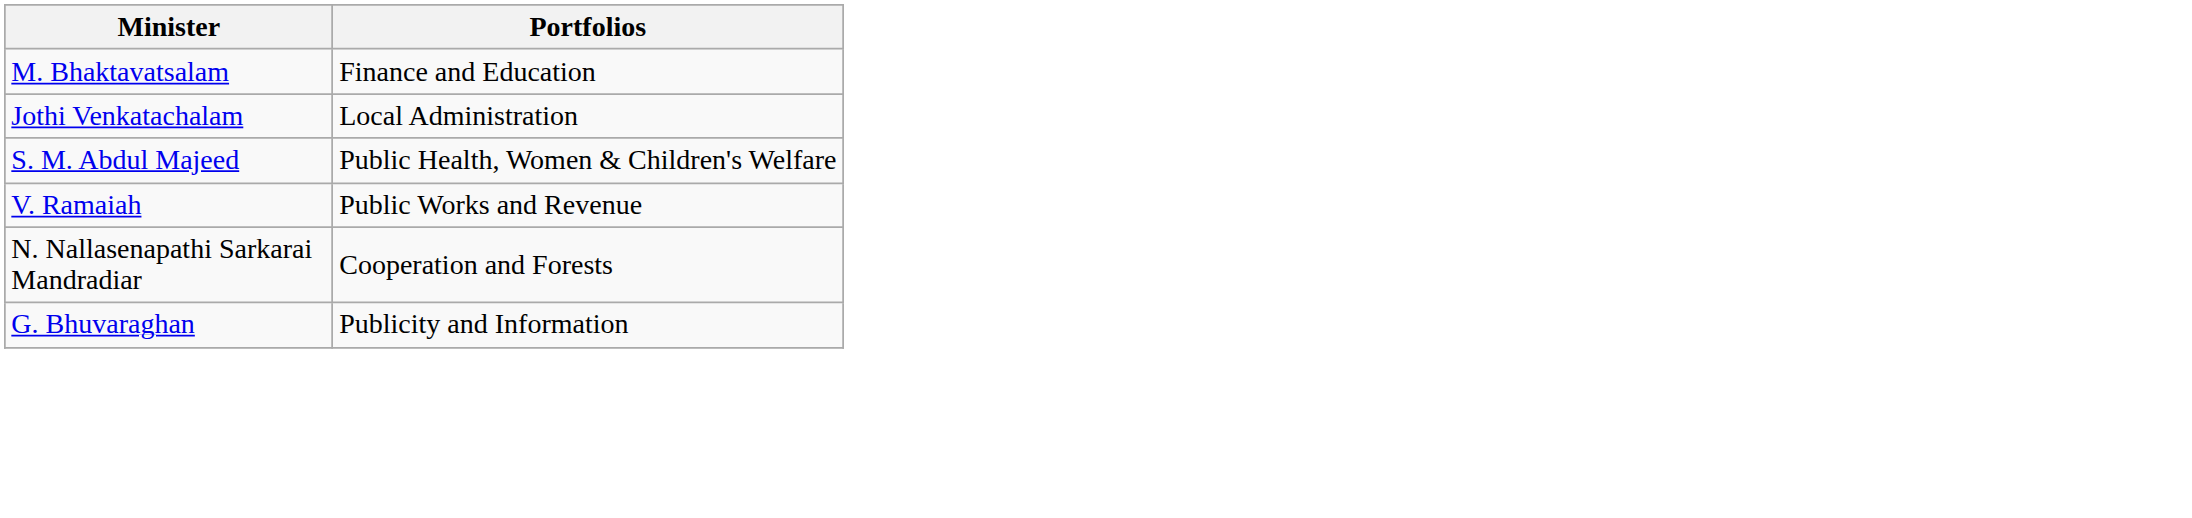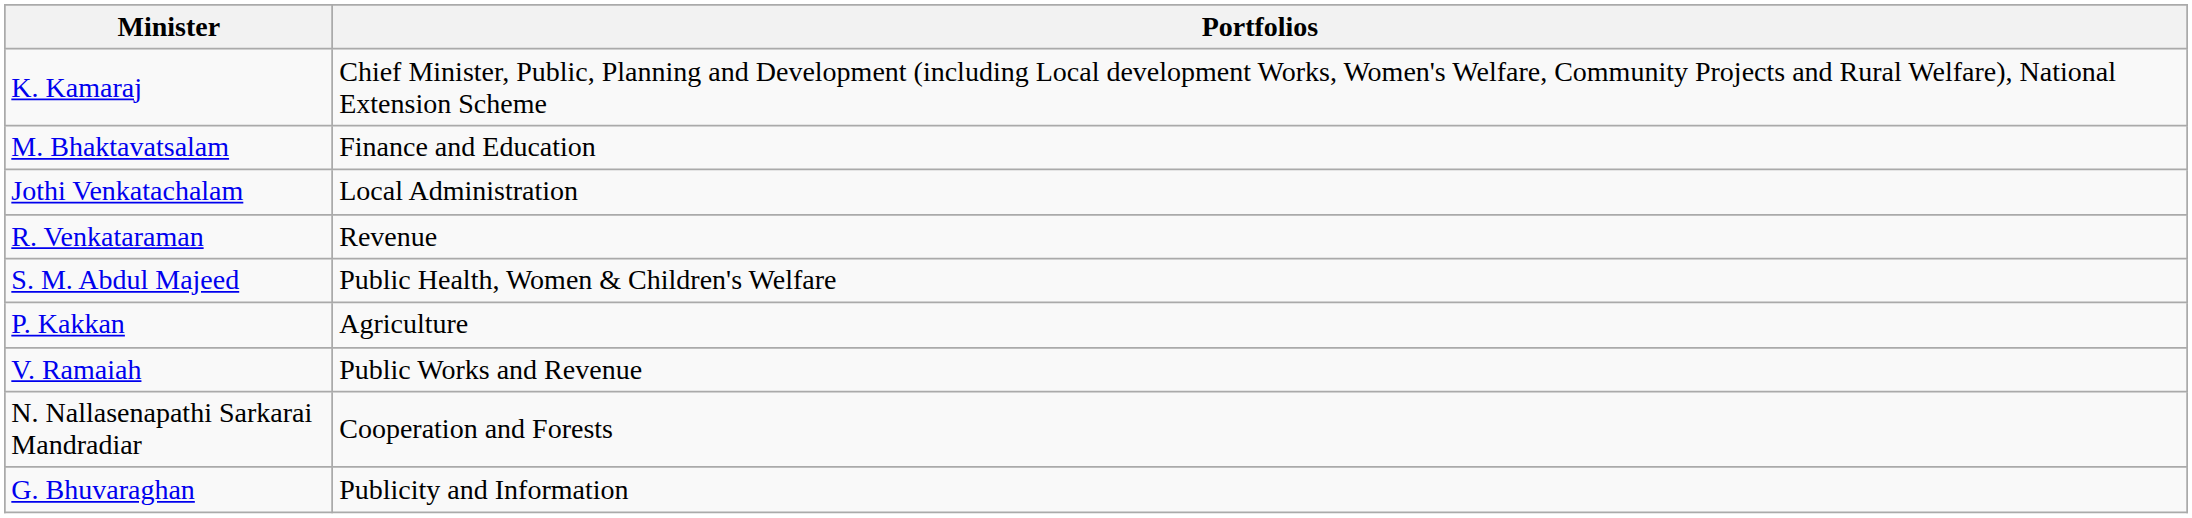+ row: (77, 86)
+ row: (107, 235)
+ row: (68, 324)
